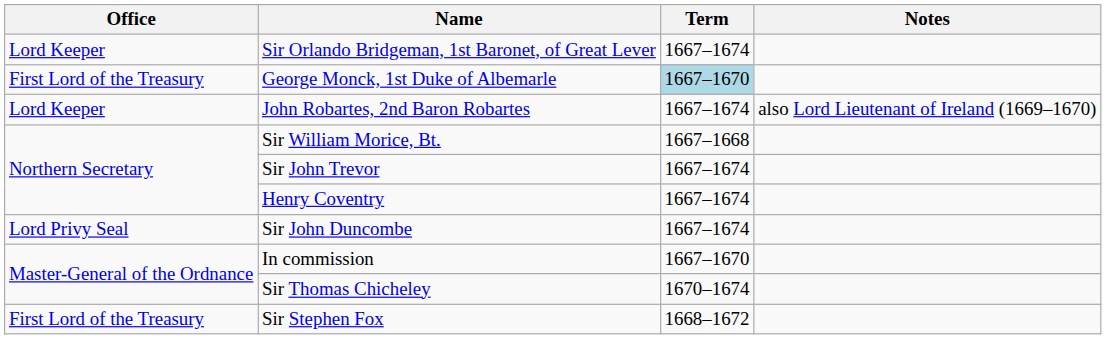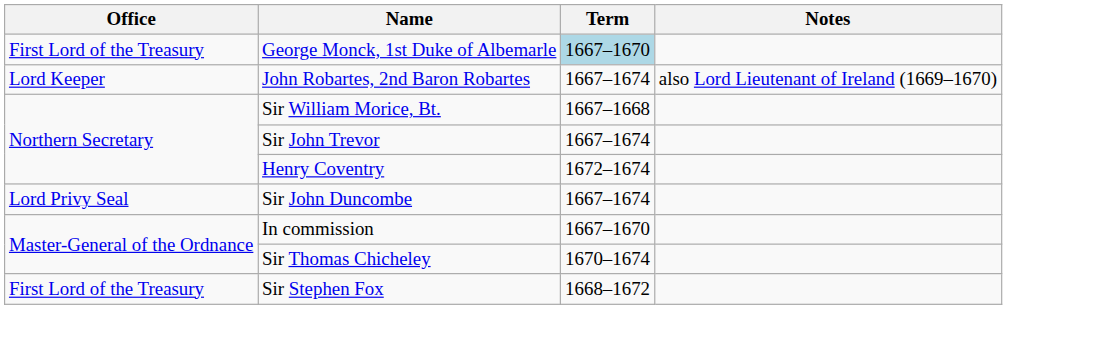- row: (459, 49)
(707, 199) 1667–1674 -> (608, 169) 1672–1674
